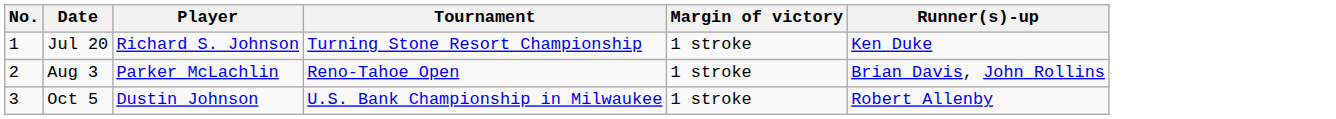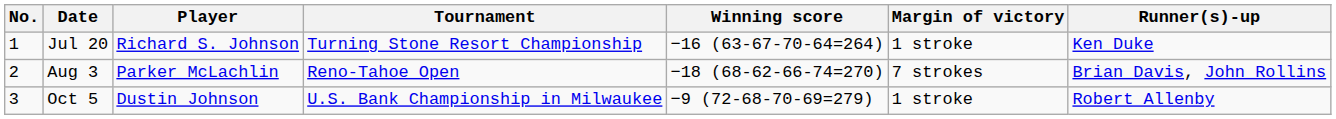+ column: (777, 19)
(711, 73) 1 stroke -> (937, 73) 7 strokes
